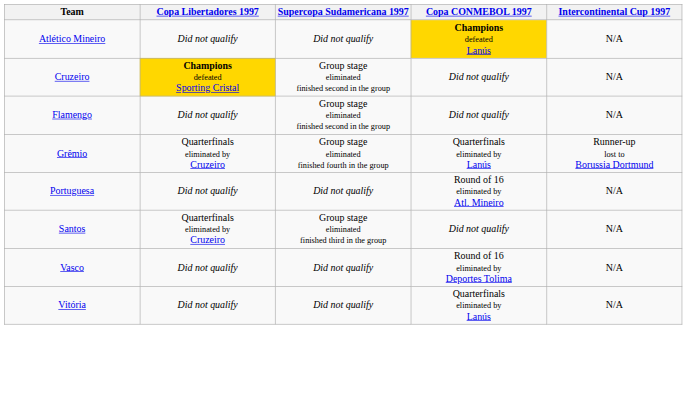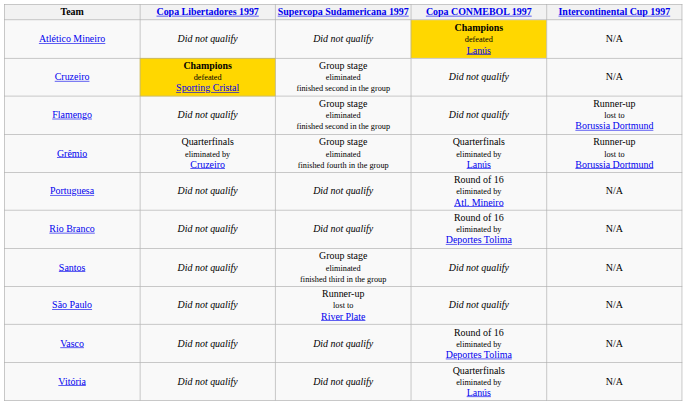(614, 115) N/A -> (614, 115) Runner-up lost to Borussia Dortmund
+ row: (72, 229)
(208, 229) Quarterfinals eliminated by Cruzeiro -> (208, 267) Did not qualify
+ row: (72, 305)
